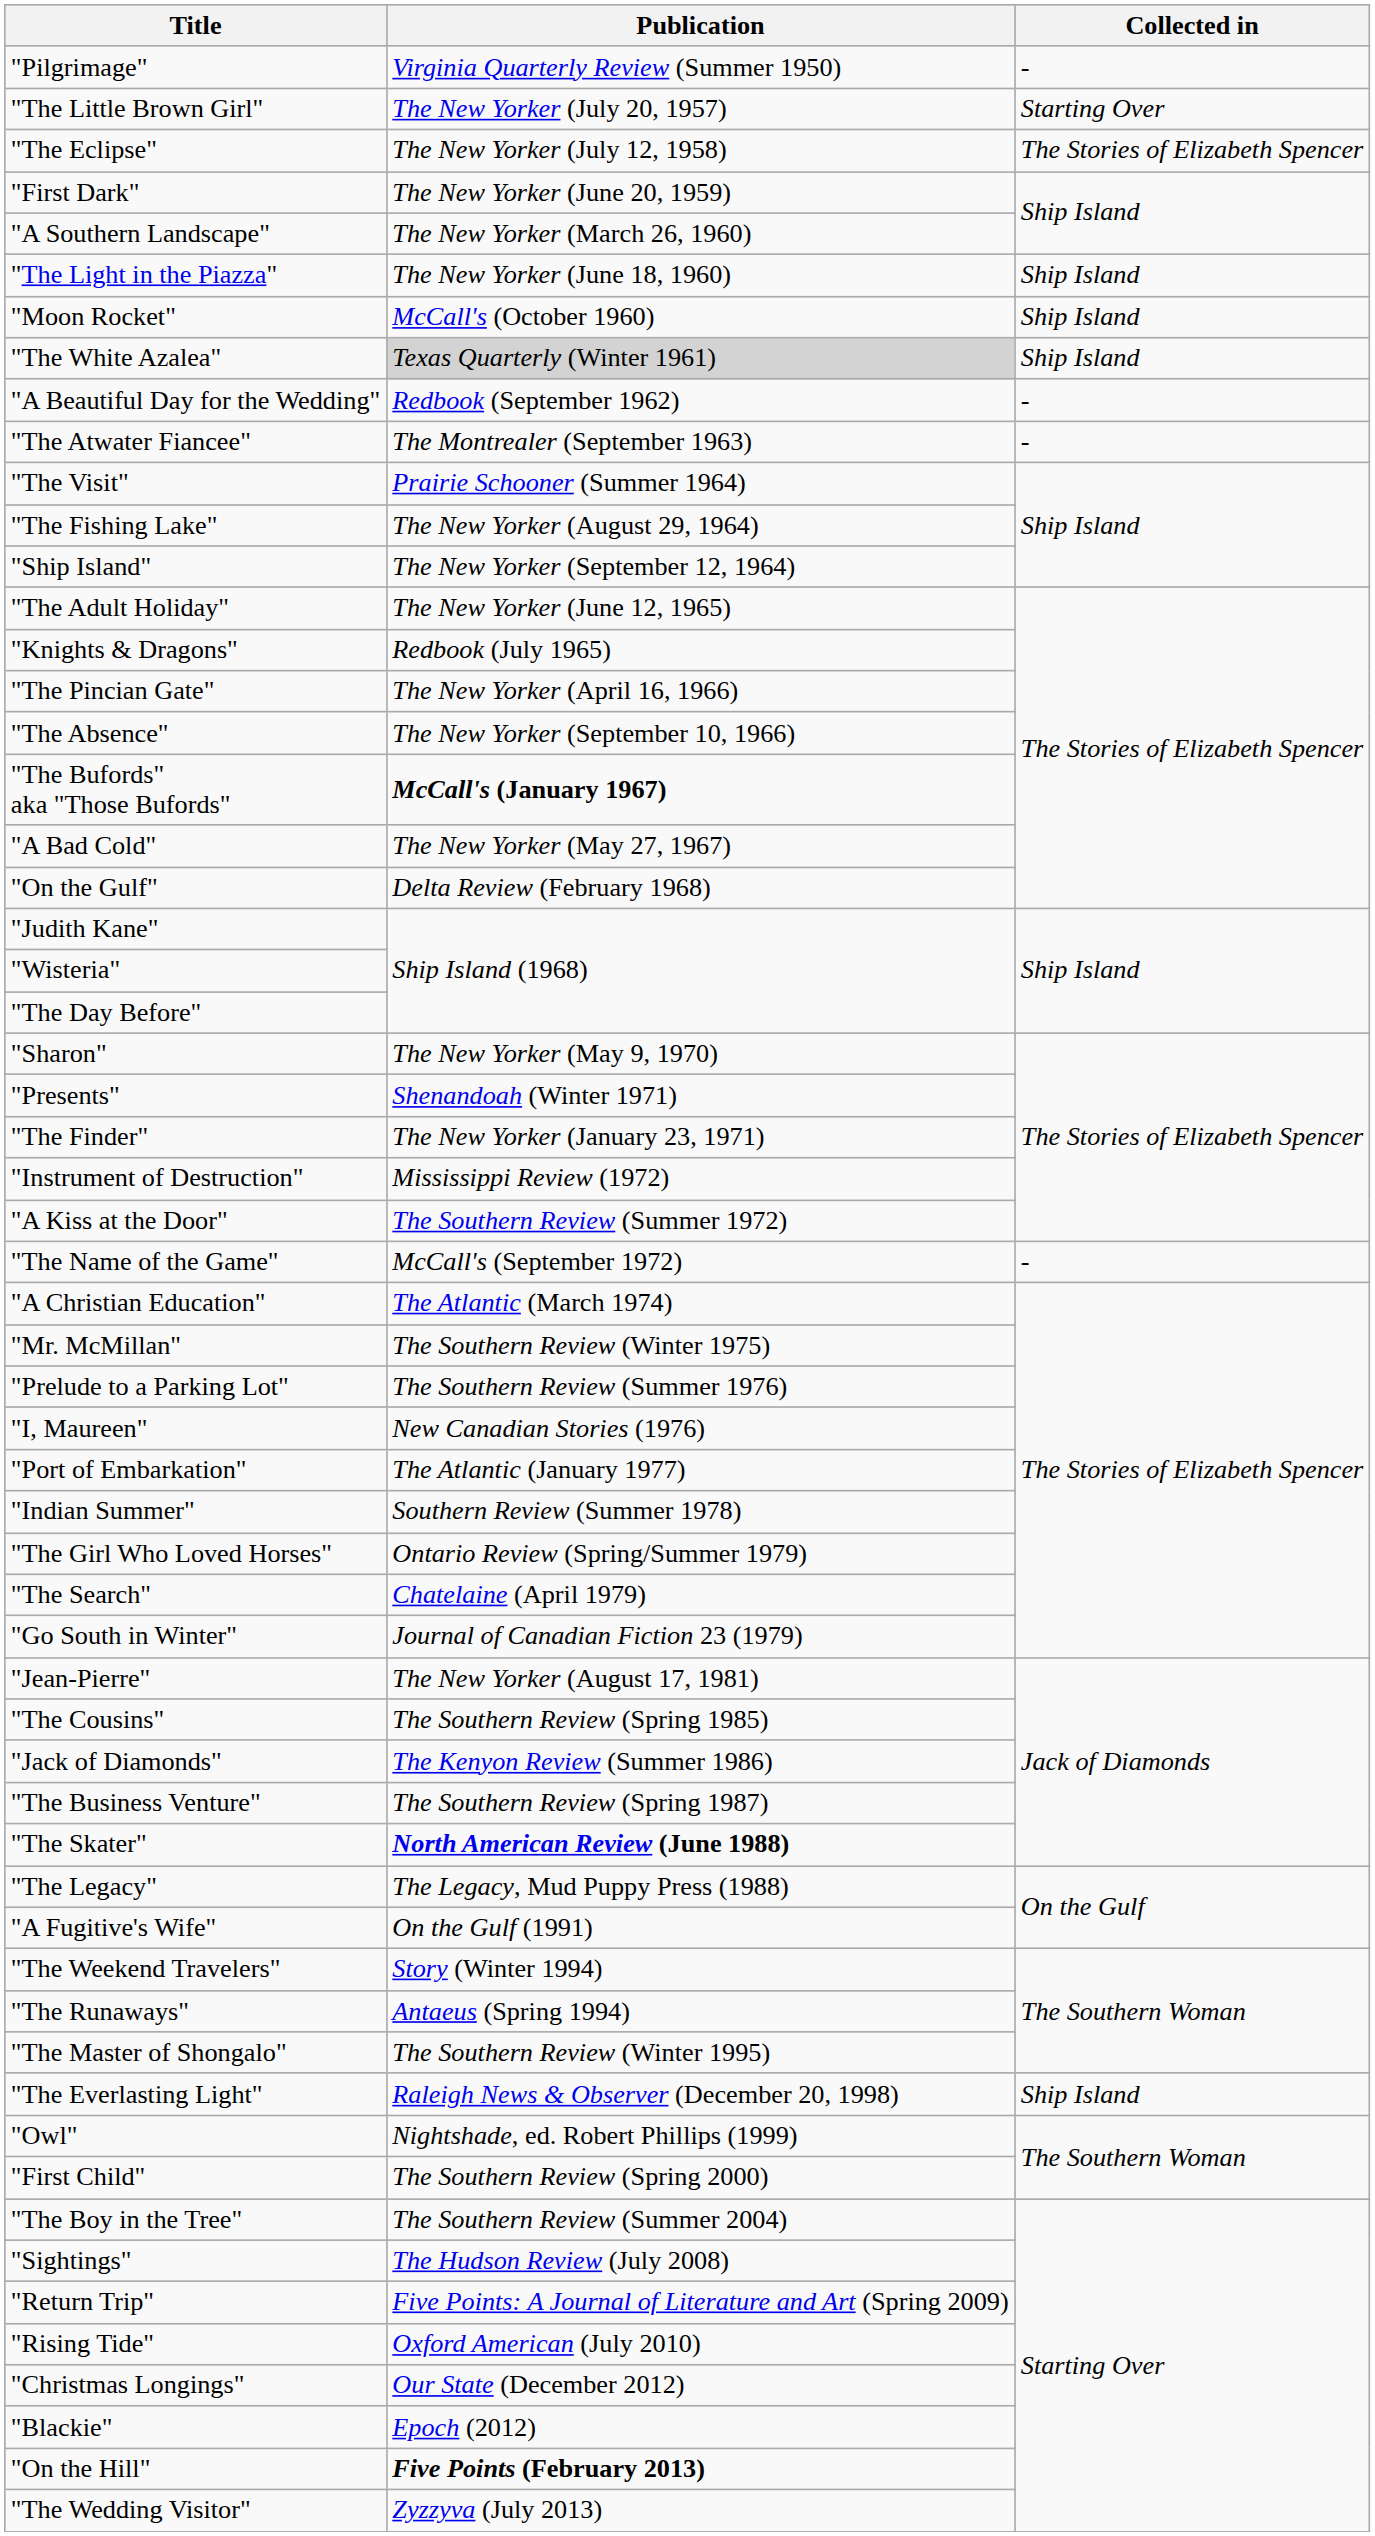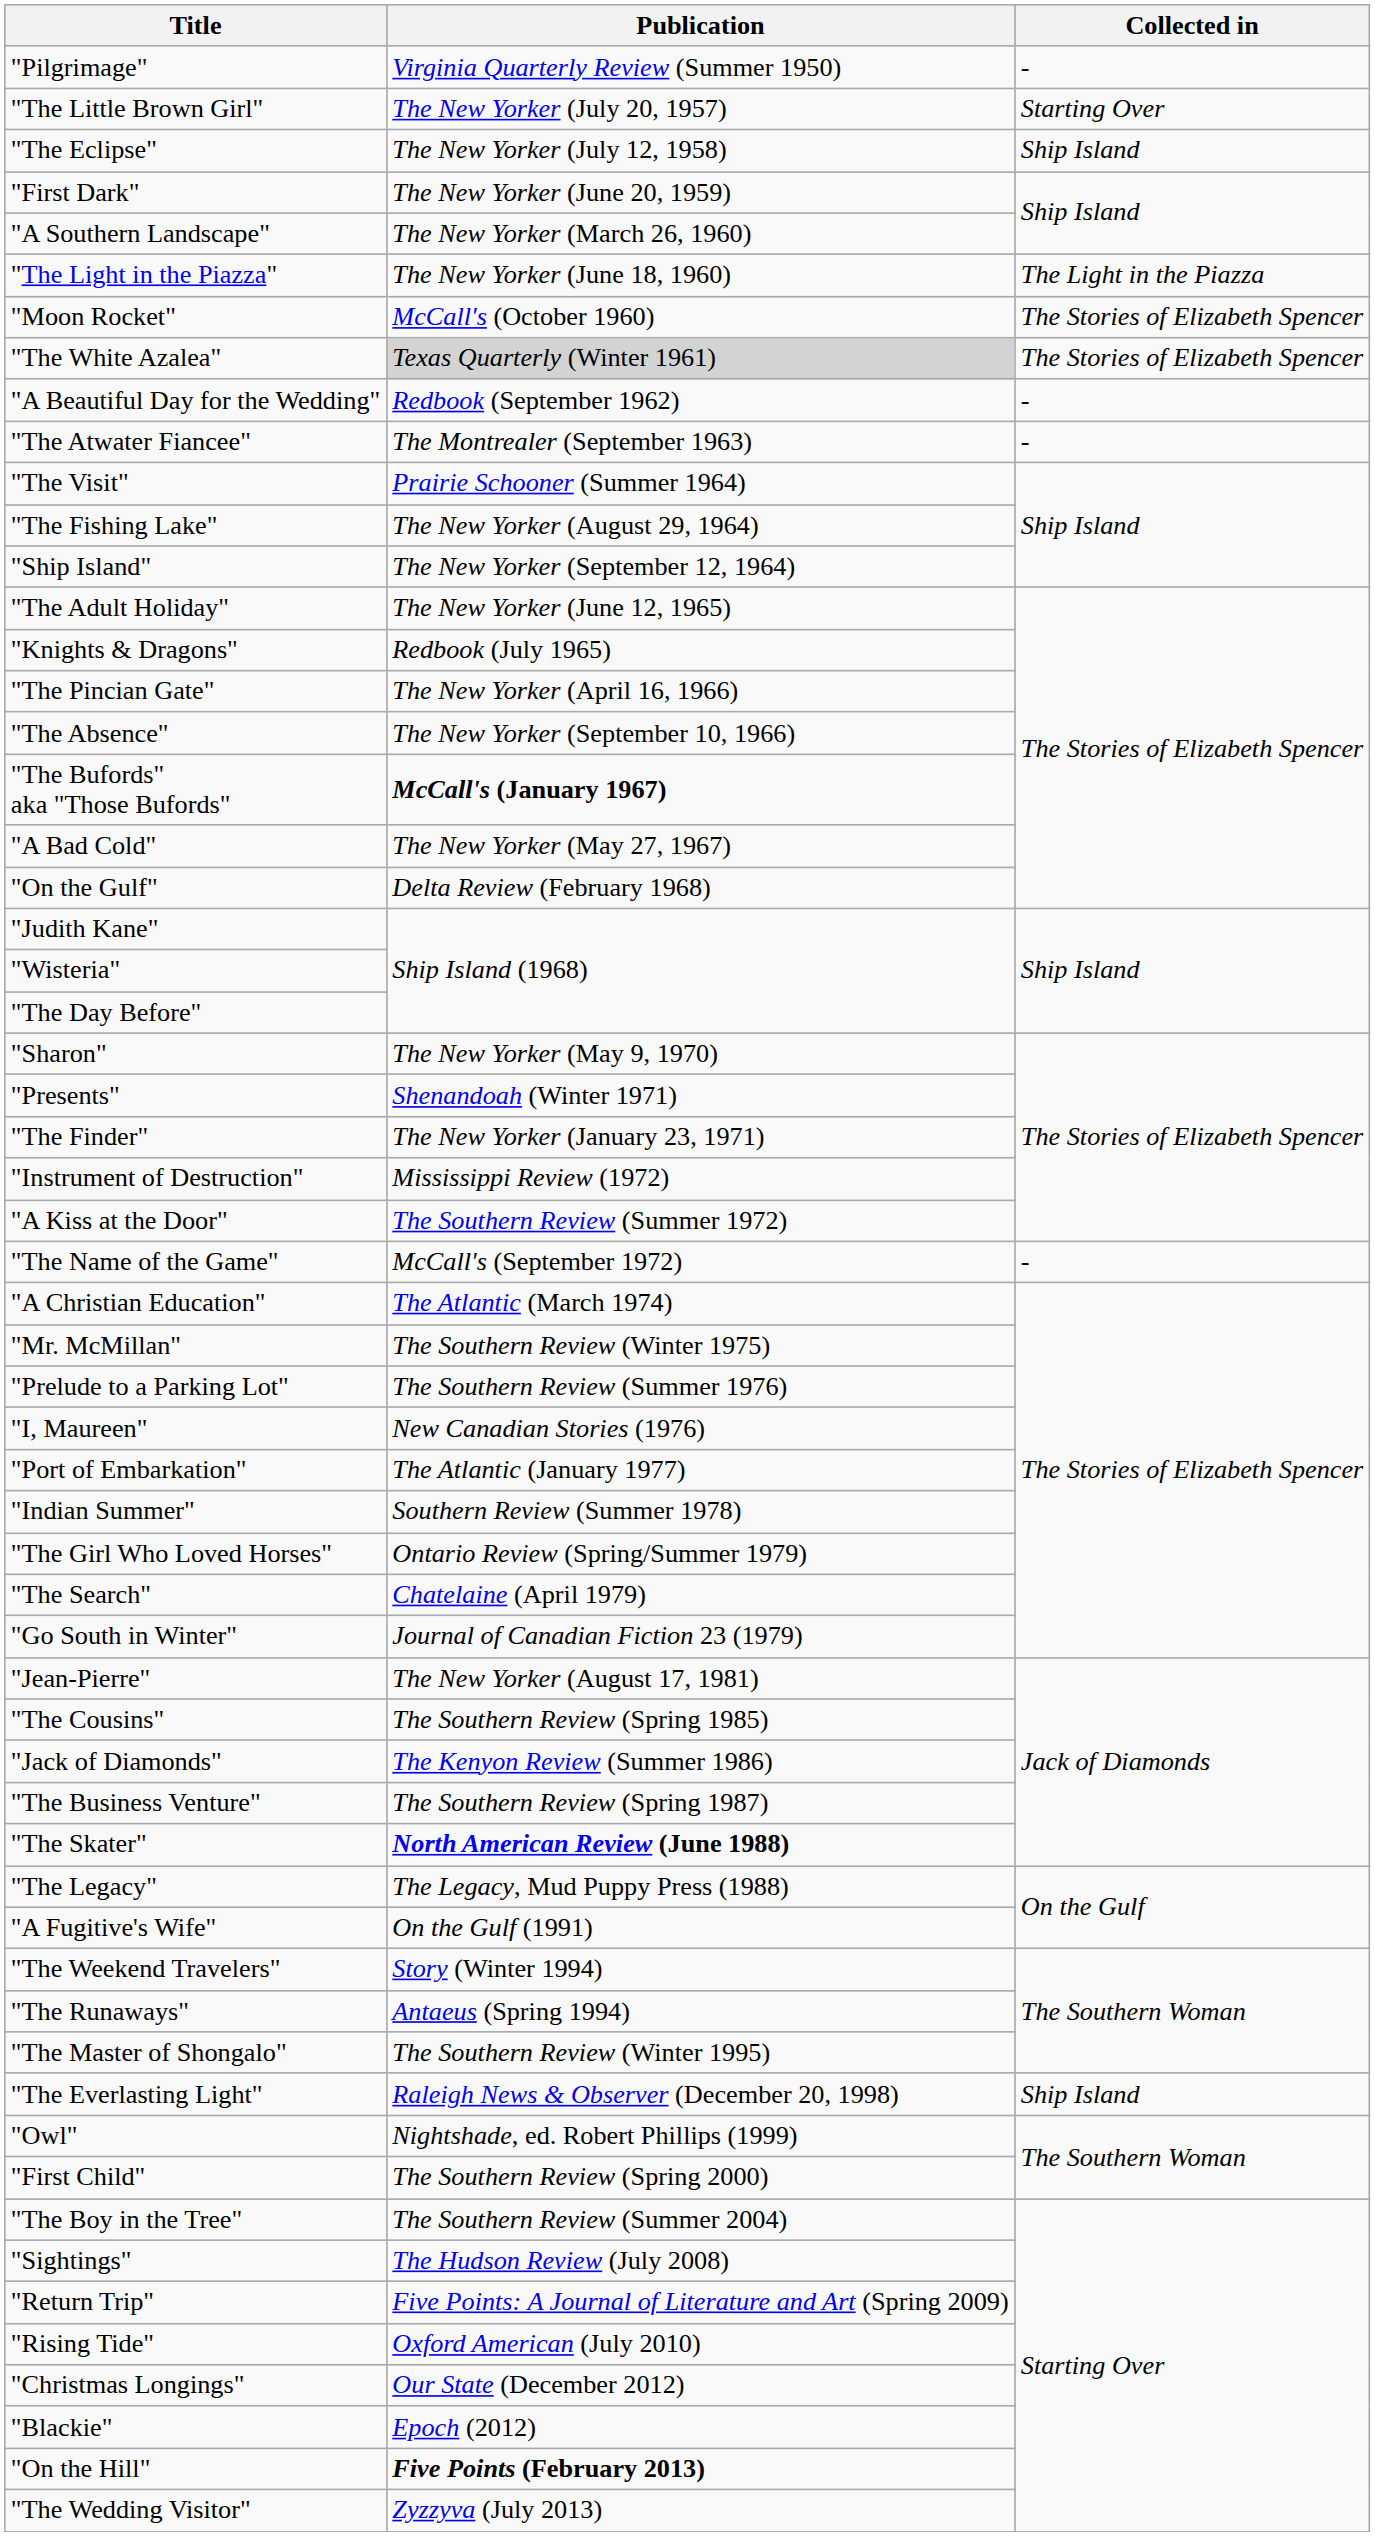(1192, 150) The Stories of Elizabeth Spencer -> (1080, 150) Ship Island
(1080, 274) Ship Island -> (1143, 274) The Light in the Piazza
(1080, 316) Ship Island -> (1192, 316) The Stories of Elizabeth Spencer
(1080, 358) Ship Island -> (1192, 358) The Stories of Elizabeth Spencer
